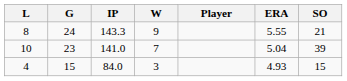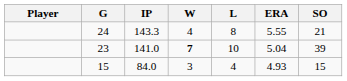columns swapped: (216, 13) <-> (26, 13)
(156, 31) 9 -> (190, 31) 4
(156, 48) normal -> (190, 48) bold
